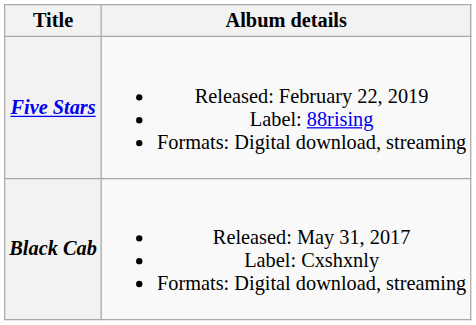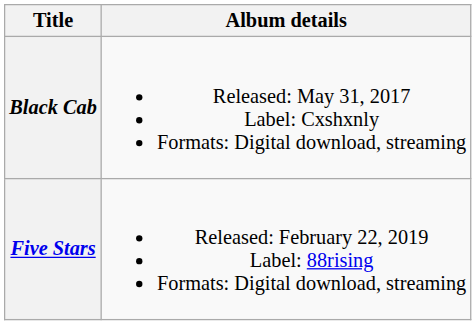rows swapped: (53, 248) <-> (53, 107)
